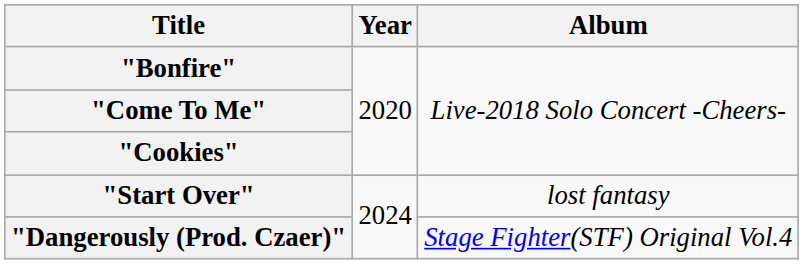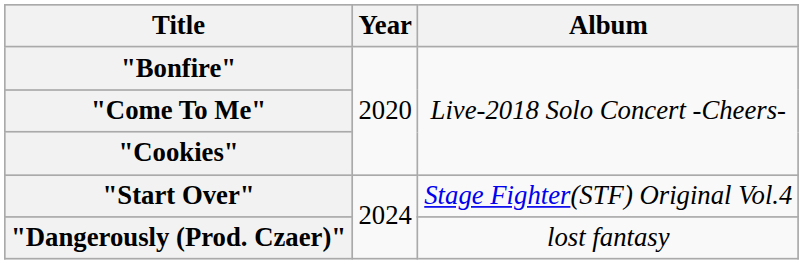(608, 195) lost fantasy -> (608, 195) Stage Fighter(STF) Original Vol.4
(608, 237) Stage Fighter(STF) Original Vol.4 -> (608, 237) lost fantasy
